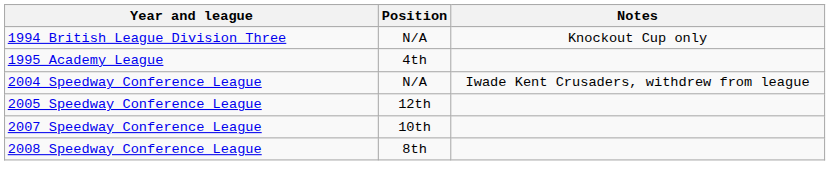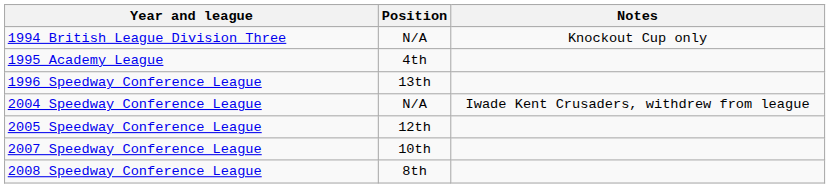+ row: (135, 82)
